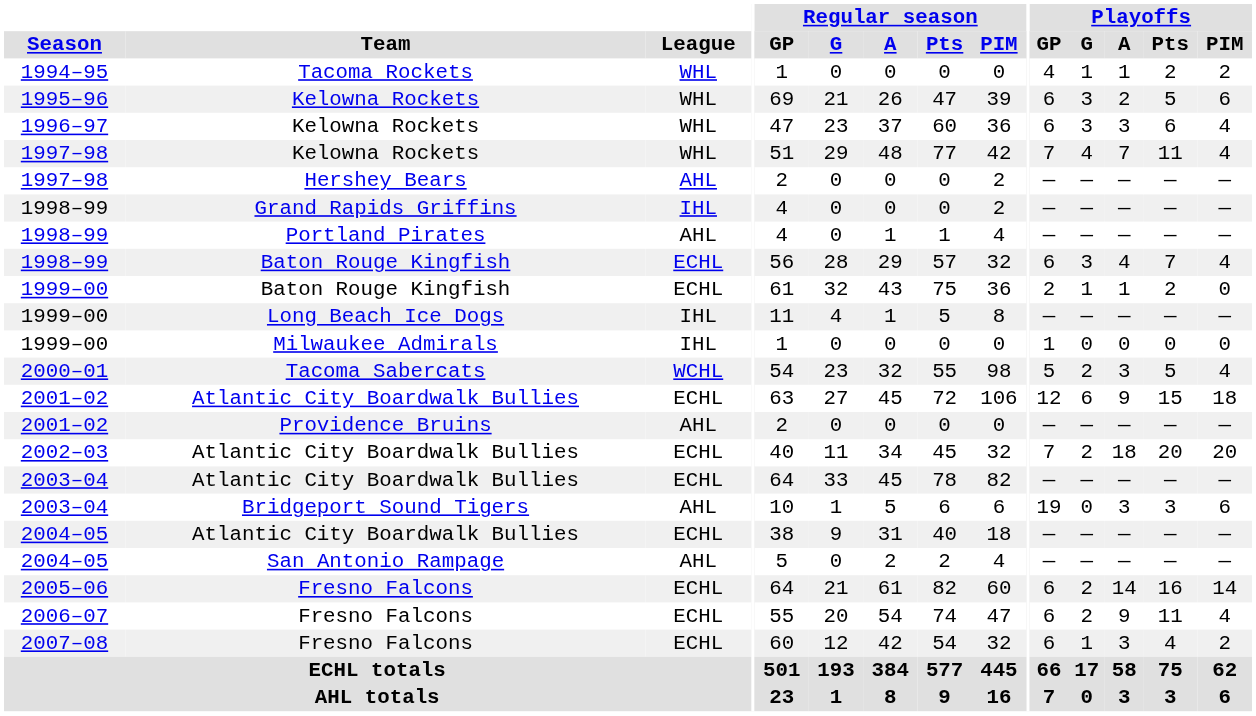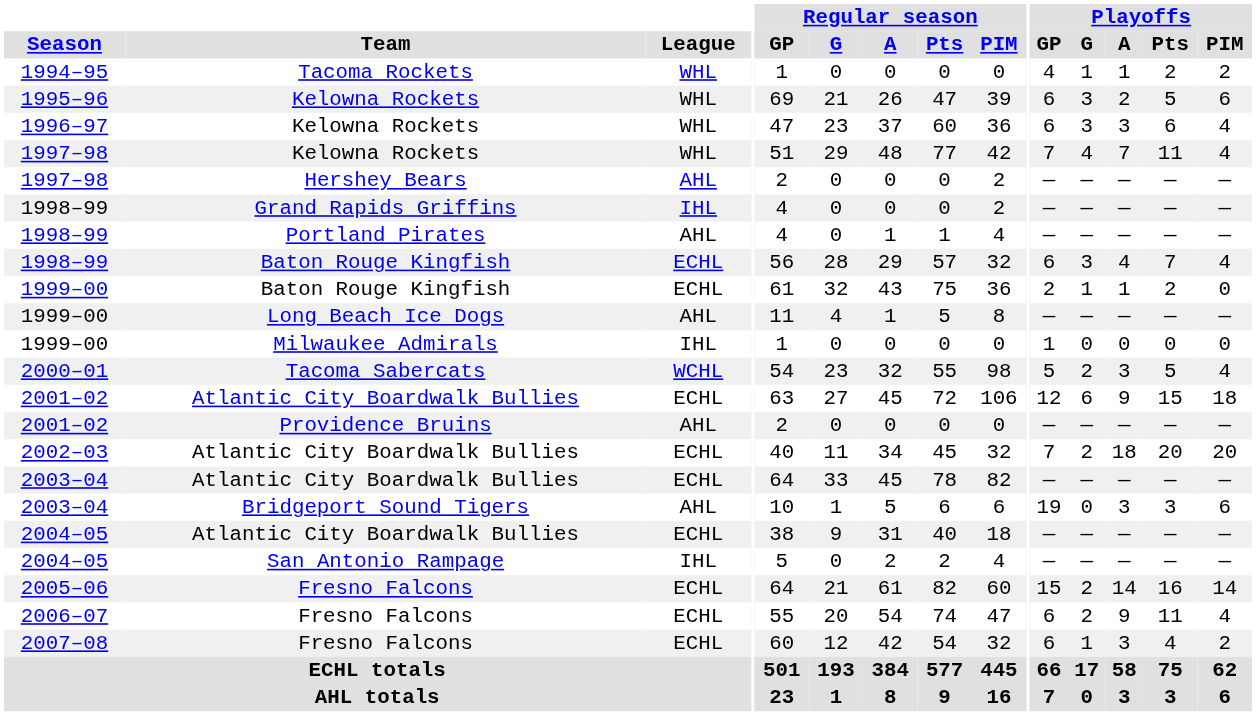(698, 317) IHL -> (698, 317) AHL
(698, 562) AHL -> (698, 562) IHL
(1049, 589) 6 -> (1049, 589) 15
